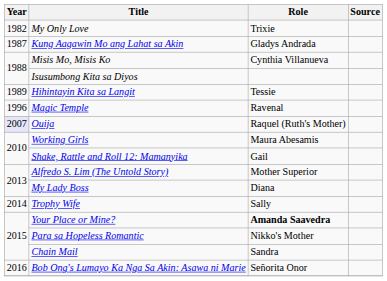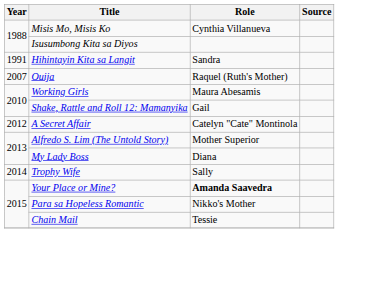- row: (60, 28)
- row: (107, 44)
(17, 92) 1989 -> (17, 60) 1991
(263, 92) Tessie -> (206, 60) Sandra
- row: (60, 108)
(17, 124) lavender background -> (17, 76) no background
+ row: (61, 124)
(264, 252) Sandra -> (205, 220) Tessie
- row: (139, 268)
